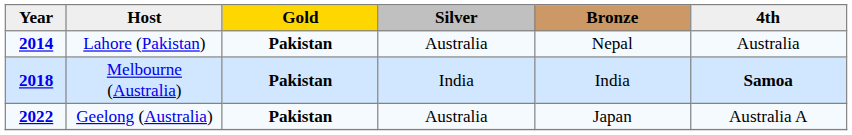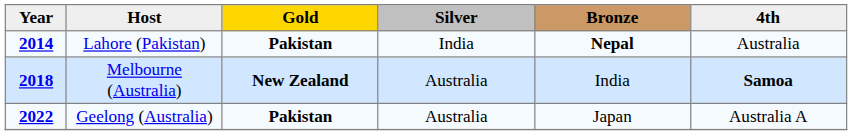(456, 43) Australia -> (456, 43) India
(612, 43) normal -> (612, 43) bold
(300, 80) Pakistan -> (300, 80) New Zealand
(456, 80) India -> (456, 80) Australia
